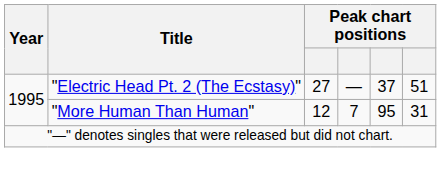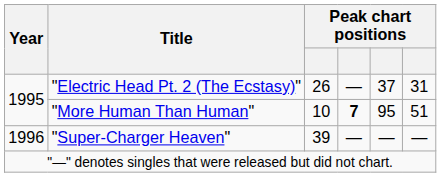(321, 86) 27 -> (321, 86) 26
(419, 86) 51 -> (419, 86) 31
(321, 112) 12 -> (321, 112) 10
(354, 112) normal -> (354, 112) bold
(419, 112) 31 -> (419, 112) 51
+ row: (141, 138)
